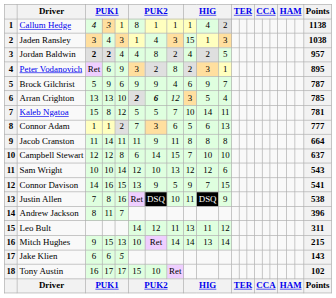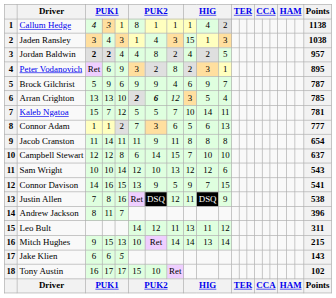(109, 112) 8 -> (109, 112) 7
(318, 141) 664 -> (318, 141) 654
(175, 199) 10 -> (175, 199) 12
